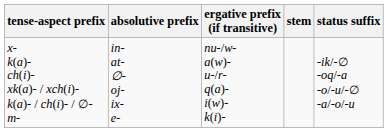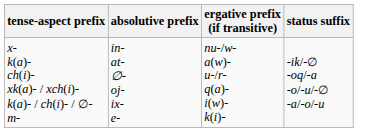- column: (299, 21)
